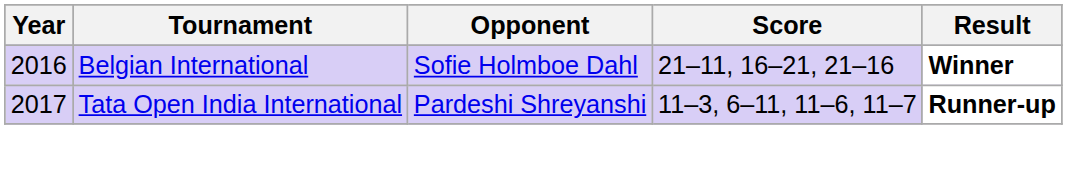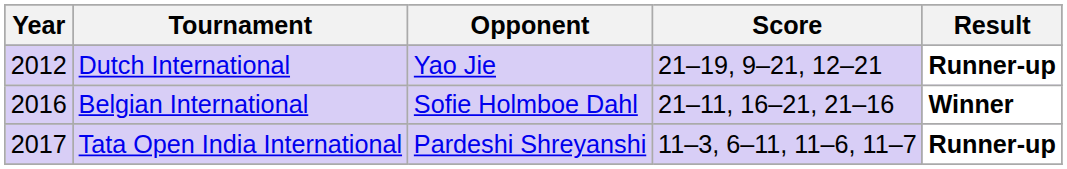+ row: (184, 65)
